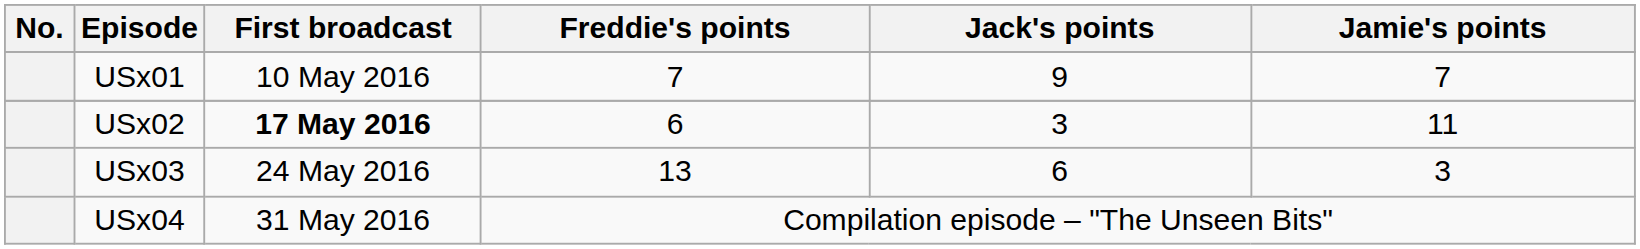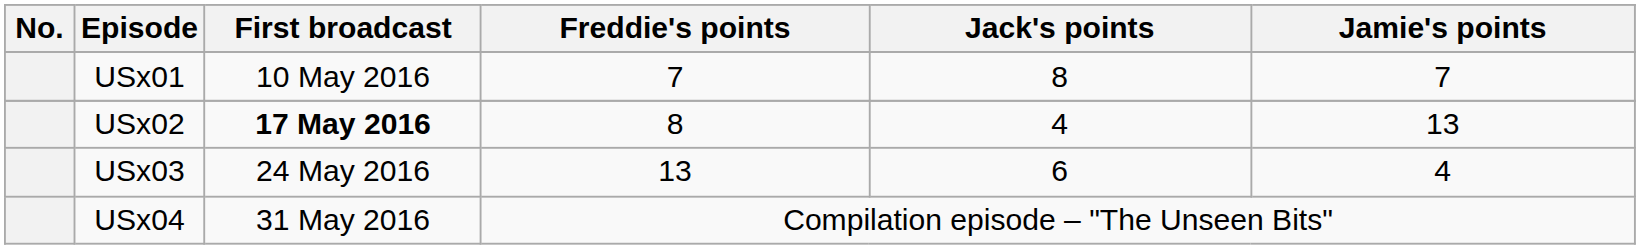(1060, 76) 9 -> (1060, 76) 8
(675, 123) 6 -> (675, 123) 8
(1060, 123) 3 -> (1060, 123) 4
(1443, 123) 11 -> (1443, 123) 13
(1443, 171) 3 -> (1443, 171) 4
